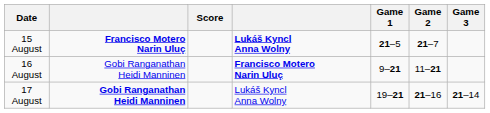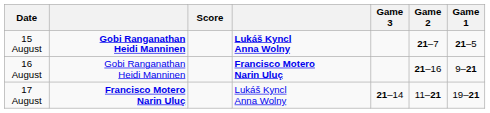columns swapped: (390, 18) <-> (466, 18)
(145, 44) Francisco Motero Narin Uluç -> (142, 44) Gobi Ranganathan Heidi Manninen
(428, 70) 11–21 -> (428, 70) 21–16
(142, 96) Gobi Ranganathan Heidi Manninen -> (145, 96) Francisco Motero Narin Uluç
(428, 96) 21–16 -> (428, 96) 11–21
